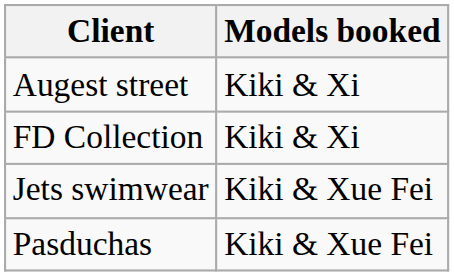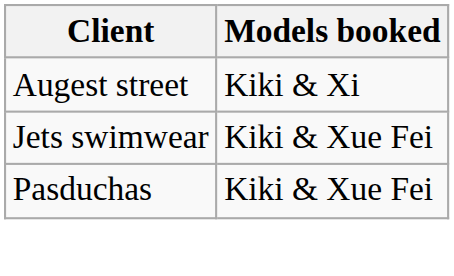- row: (108, 137)
